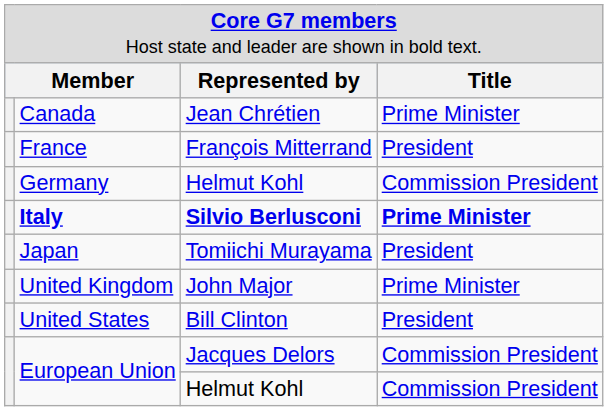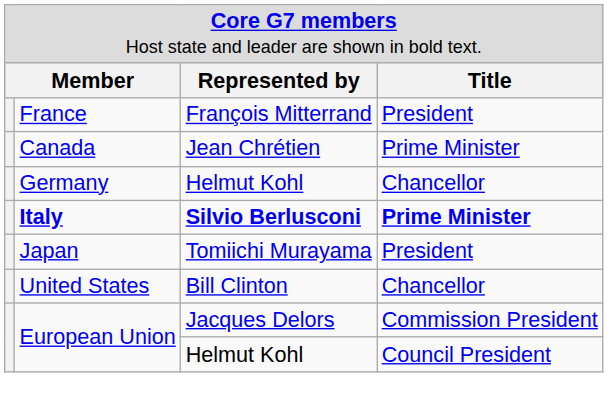rows swapped: (57, 114) <-> (53, 148)
(490, 182) Commission President -> (433, 182) Chancellor
- row: (96, 285)
(427, 319) President -> (433, 285) Chancellor
(490, 388) Commission President -> (466, 354) Council President
